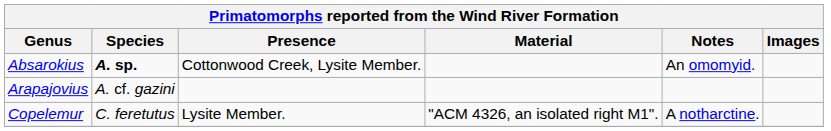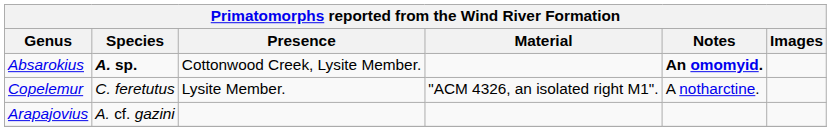(710, 65) normal -> (714, 65) bold
rows swapped: (48, 89) <-> (46, 114)
